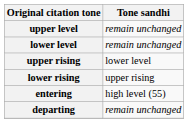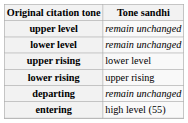rows swapped: (54, 110) <-> (54, 93)
